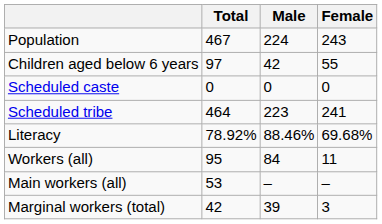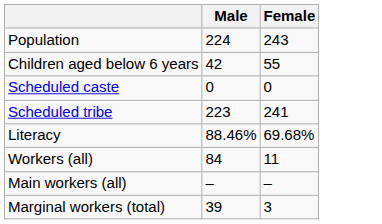- column: (231, 16)
